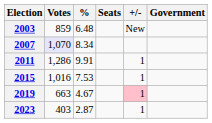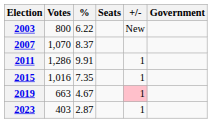(63, 28) 859 -> (63, 28) 800
(84, 28) 6.48 -> (84, 28) 6.22
(59, 45) lavender background -> (59, 45) no background
(84, 45) 8.34 -> (84, 45) 8.37
(84, 77) 7.53 -> (84, 77) 7.35
